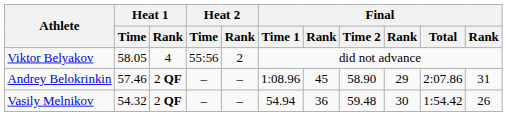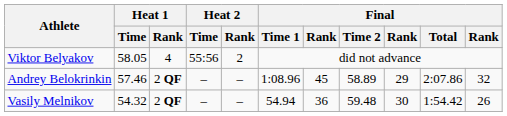(362, 79) 58.90 -> (362, 79) 58.89
(484, 79) 31 -> (484, 79) 32
